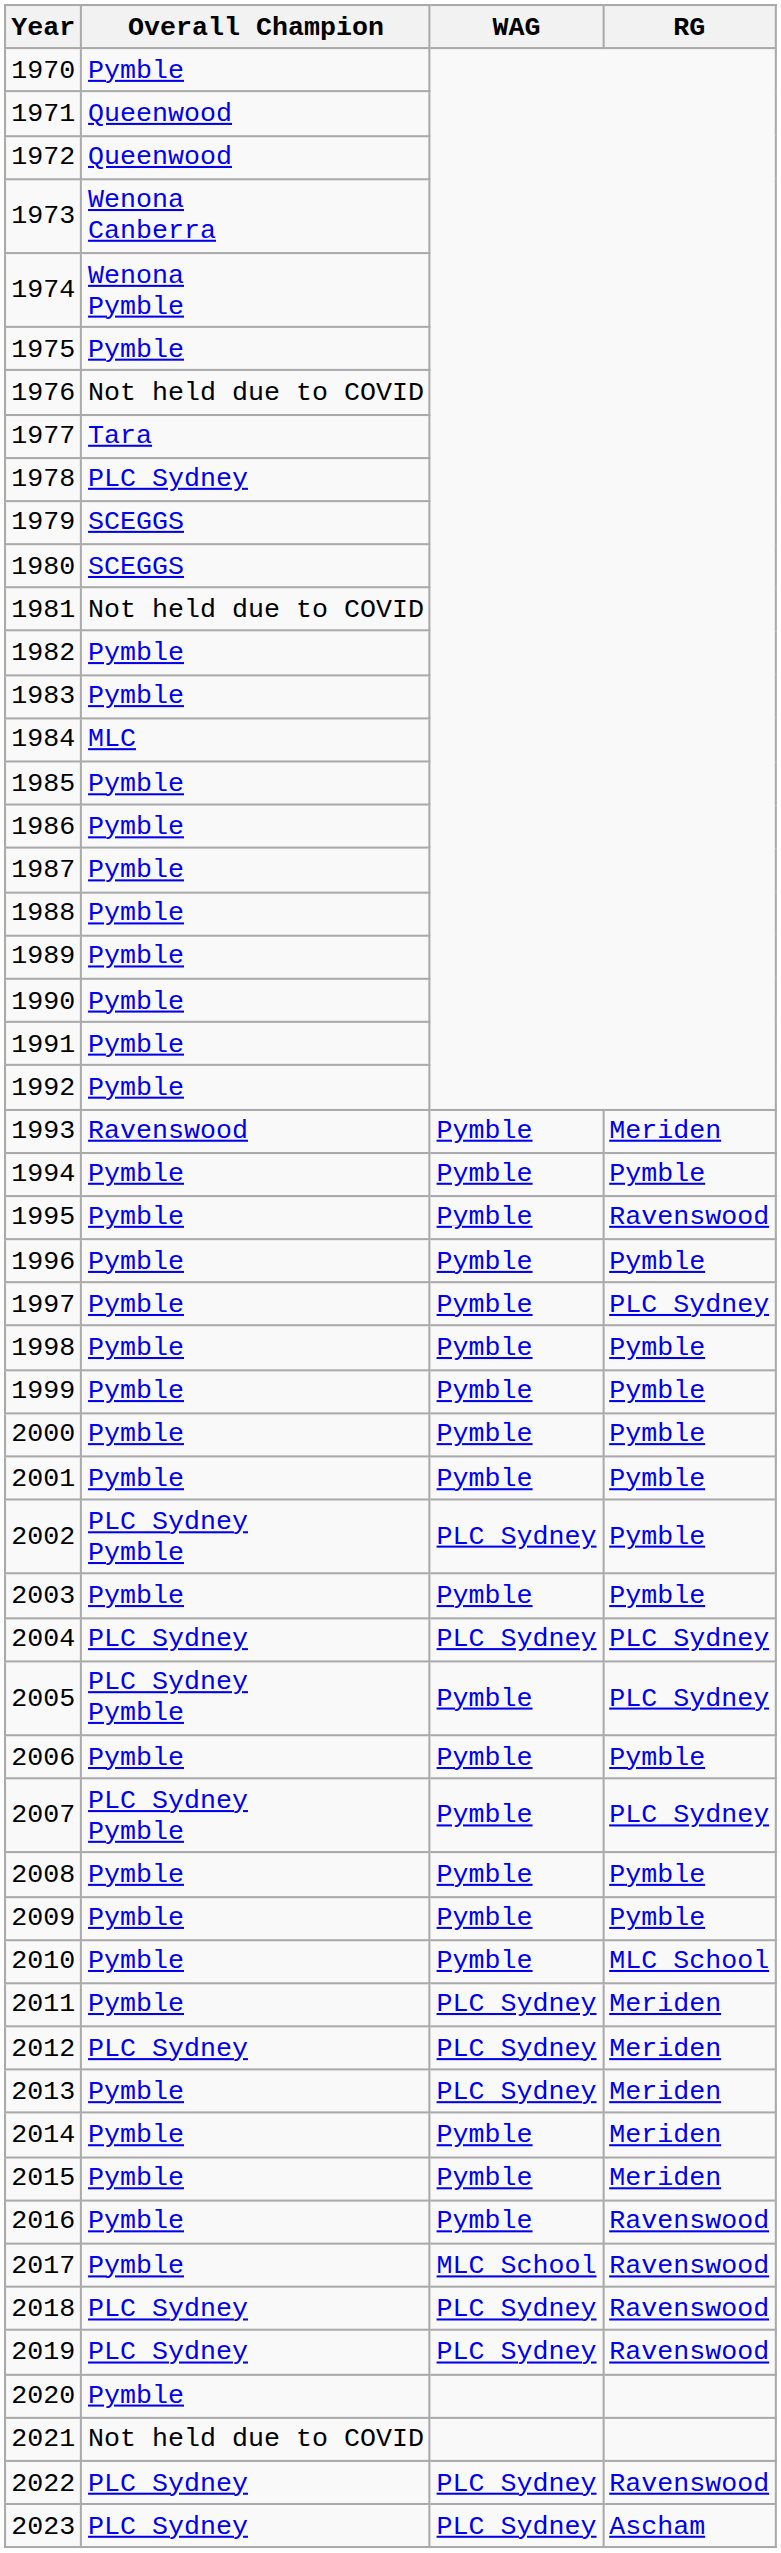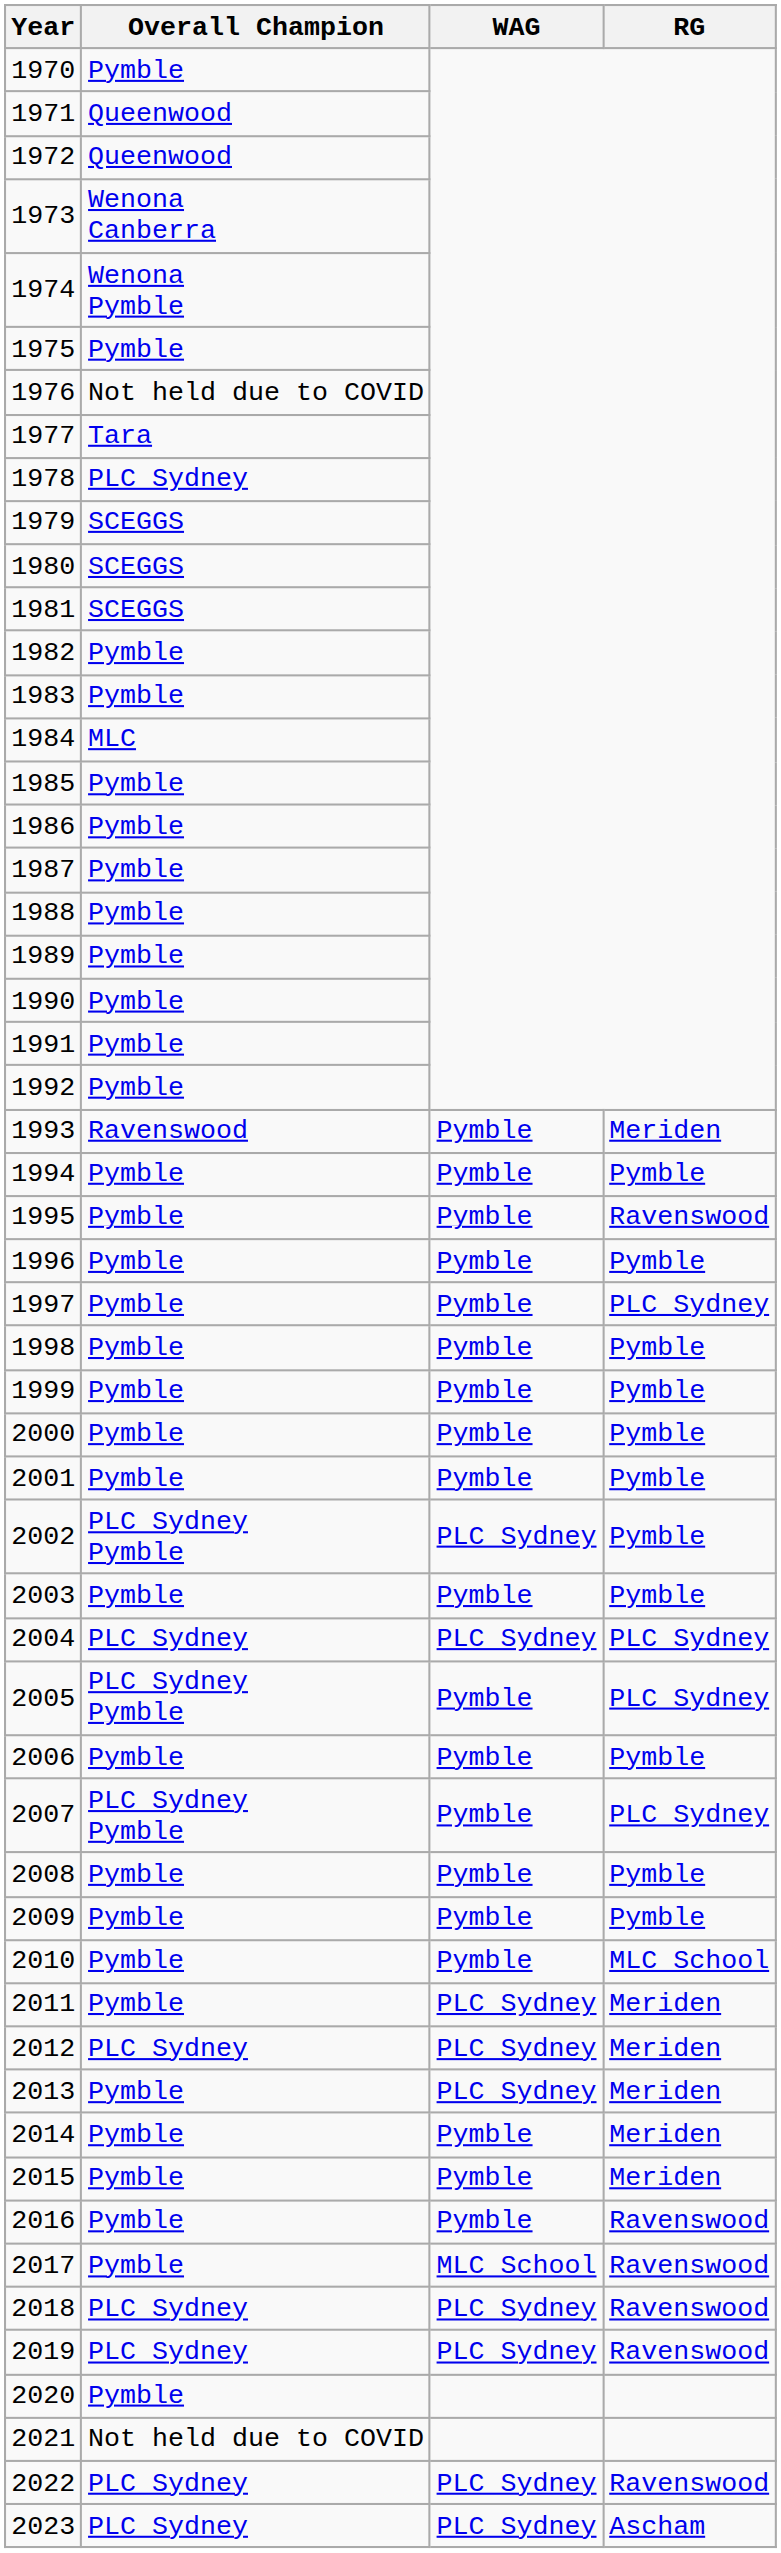(256, 609) Not held due to COVID -> (136, 609) SCEGGS
